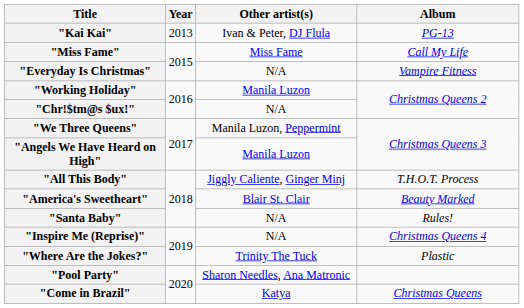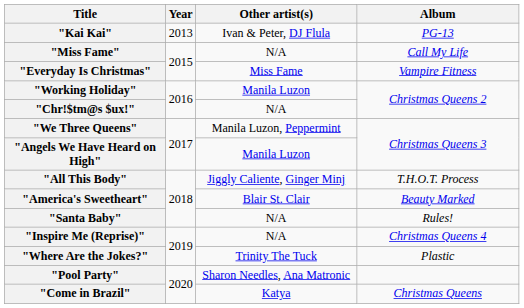(276, 52) Miss Fame -> (276, 52) N/A
(276, 71) N/A -> (276, 71) Miss Fame
